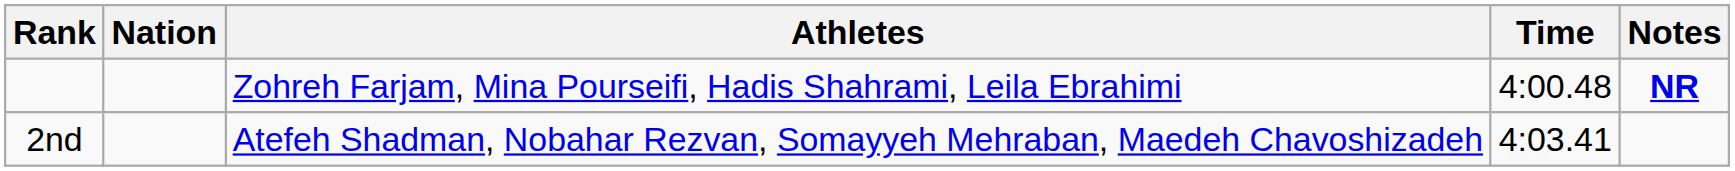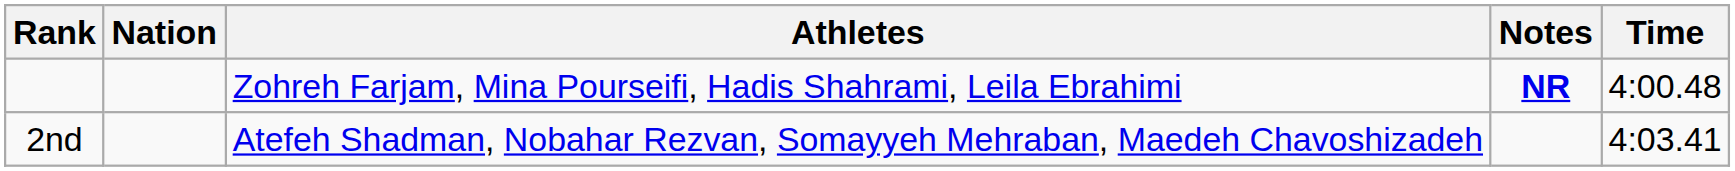columns swapped: (1555, 32) <-> (1675, 32)
